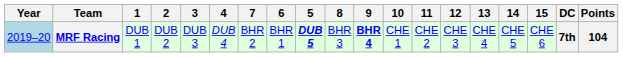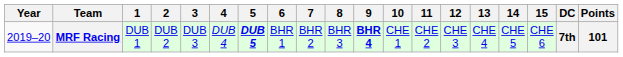columns swapped: (310, 13) <-> (252, 13)
(29, 37) lightblue background -> (29, 37) no background
(598, 37) 104 -> (598, 37) 101
